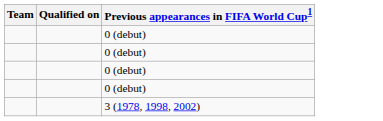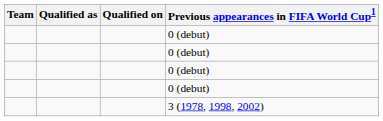+ column: (68, 15)
